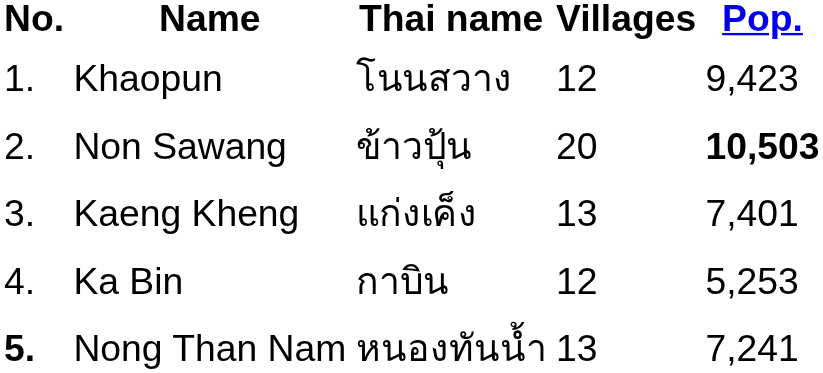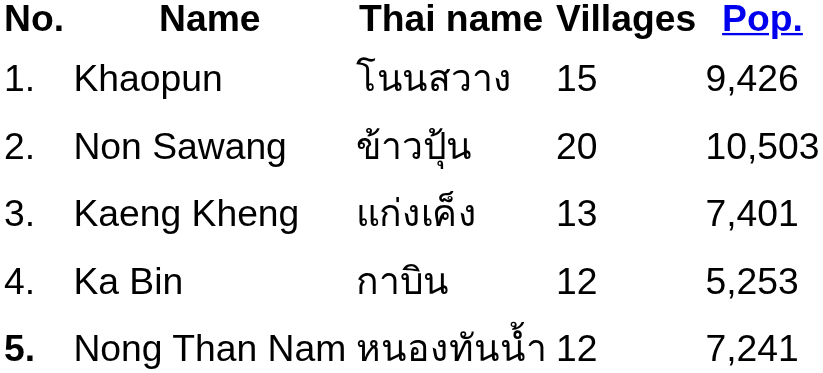(577, 77) 12 -> (577, 77) 15
(752, 77) 9,423 -> (752, 77) 9,426
(763, 145) bold -> (763, 145) normal
(577, 347) 13 -> (577, 347) 12
